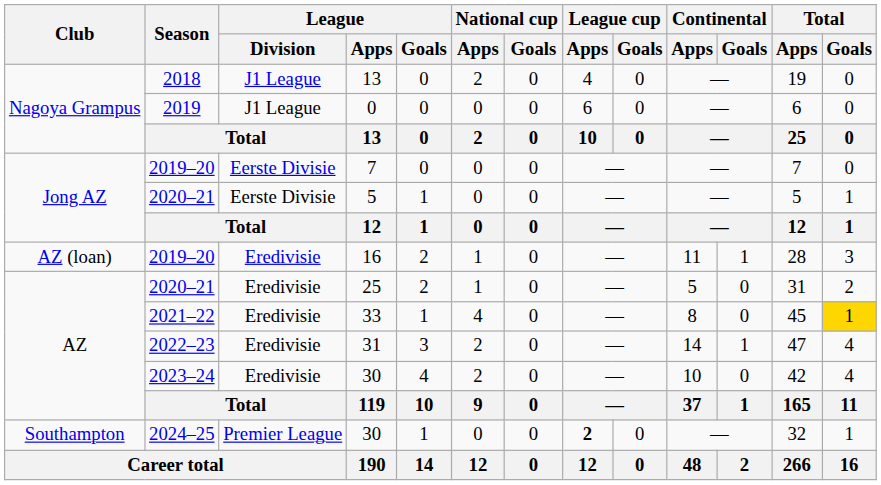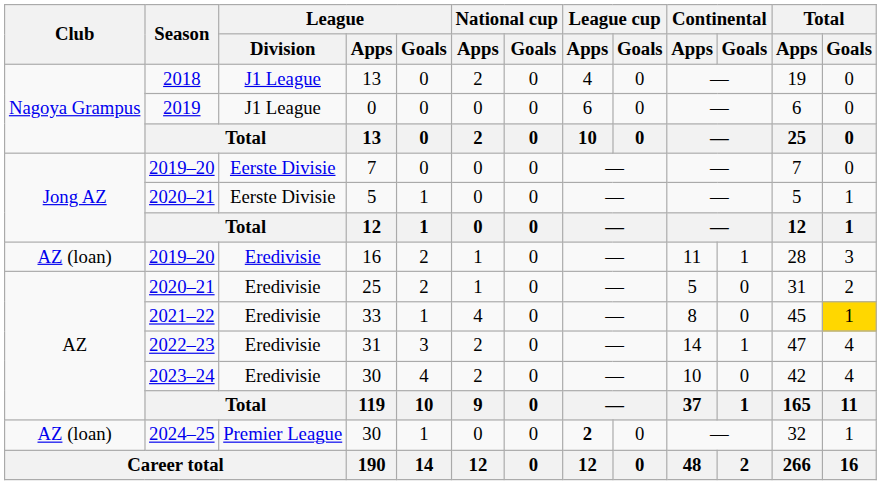(75, 434) Southampton -> (75, 434) AZ (loan)
